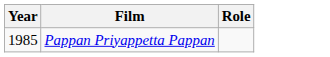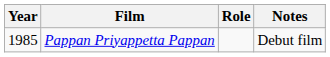+ column: (290, 16)
